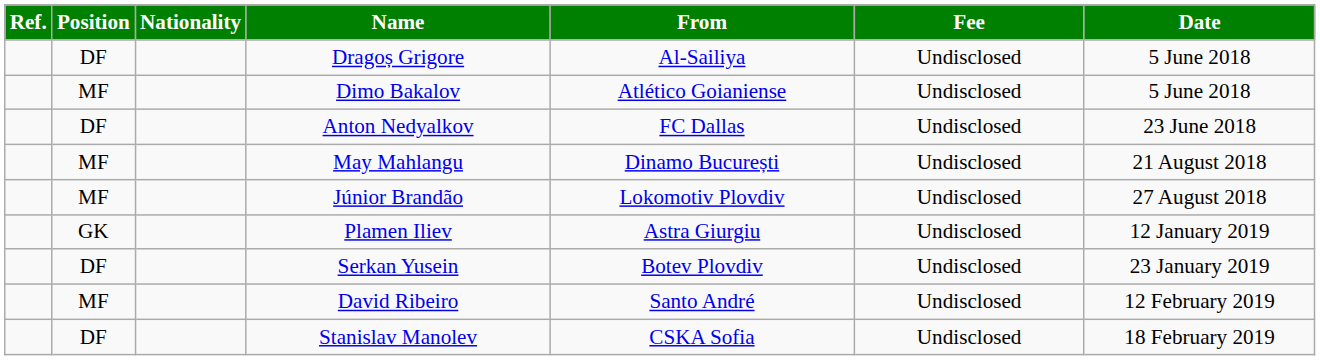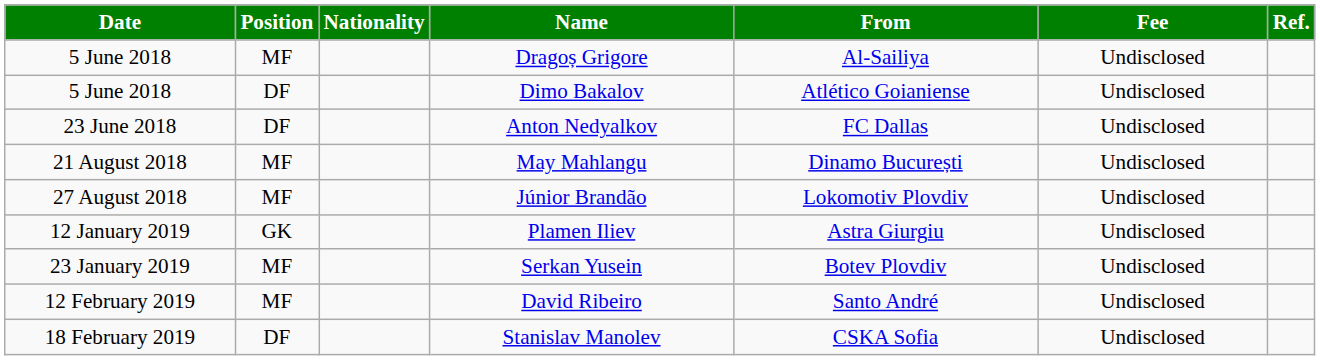columns swapped: (1200, 22) <-> (28, 22)
(93, 57) DF -> (277, 57) MF
(93, 92) MF -> (277, 92) DF
(93, 266) DF -> (277, 266) MF
